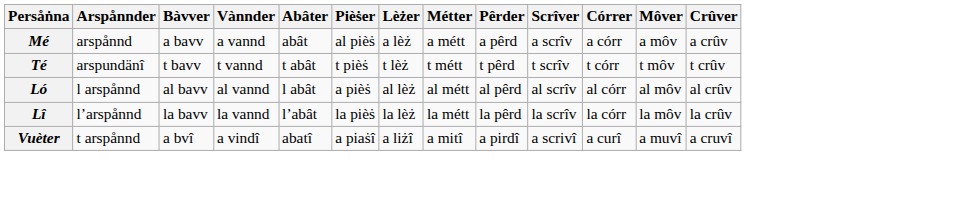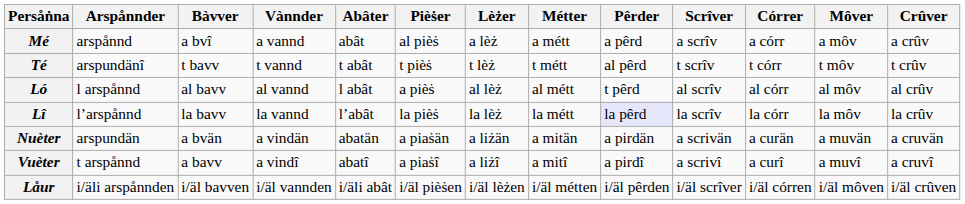(183, 41) a bavv -> (196, 41) a bvî
(497, 65) t pêrd -> (625, 65) al pêrd
(500, 89) al pêrd -> (622, 89) t pêrd
(500, 114) no background -> (625, 114) lavender background
+ row: (39, 138)
(178, 138) a bvî -> (202, 162) a bavv
+ row: (39, 187)
